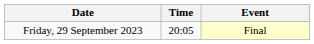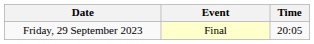columns swapped: (181, 13) <-> (255, 13)
